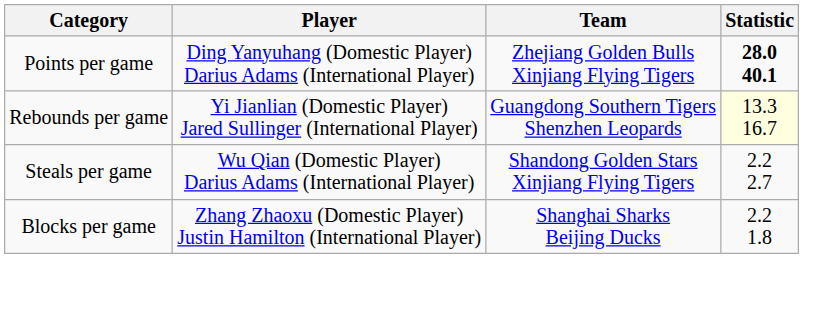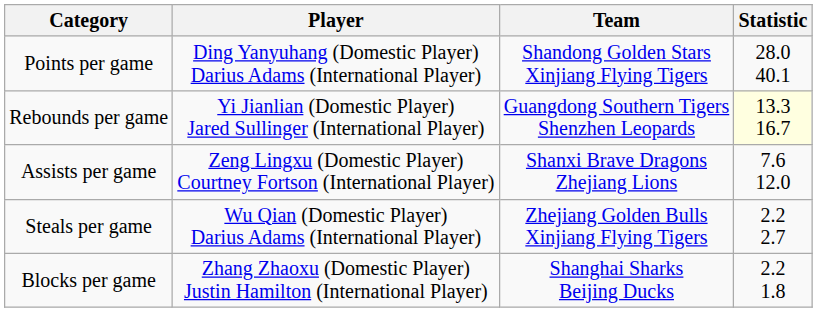(603, 63) Zhejiang Golden Bulls Xinjiang Flying Tigers -> (616, 63) Shandong Golden Stars Xinjiang Flying Tigers
(760, 63) bold -> (773, 63) normal
+ row: (89, 171)
(603, 171) Shandong Golden Stars Xinjiang Flying Tigers -> (616, 225) Zhejiang Golden Bulls Xinjiang Flying Tigers
